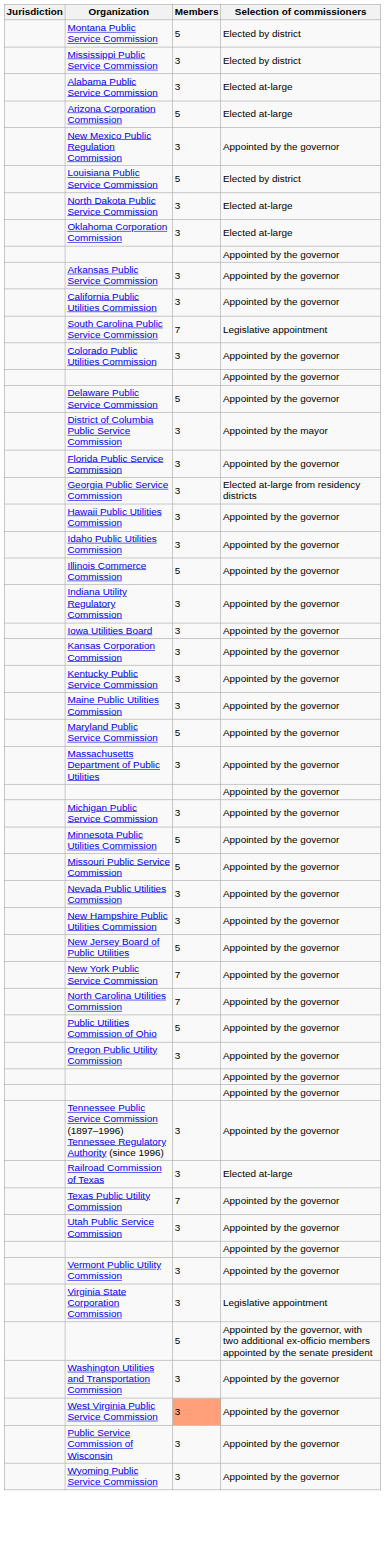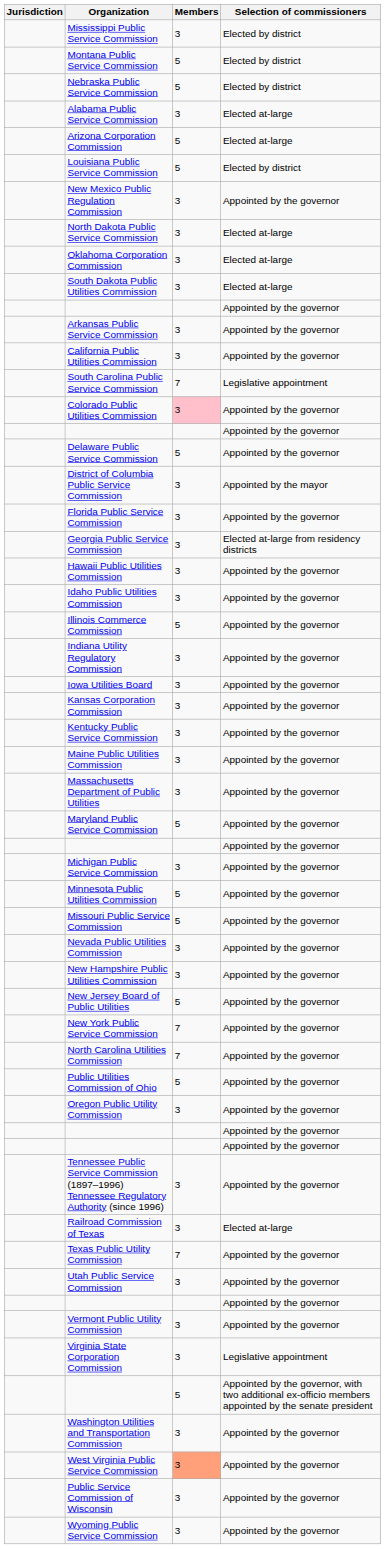rows swapped: (113, 60) <-> (113, 33)
+ row: (113, 87)
rows swapped: (109, 146) <-> (113, 179)
+ row: (112, 286)
(178, 356) no background -> (178, 410) pink background
rows swapped: (113, 732) <-> (114, 765)
